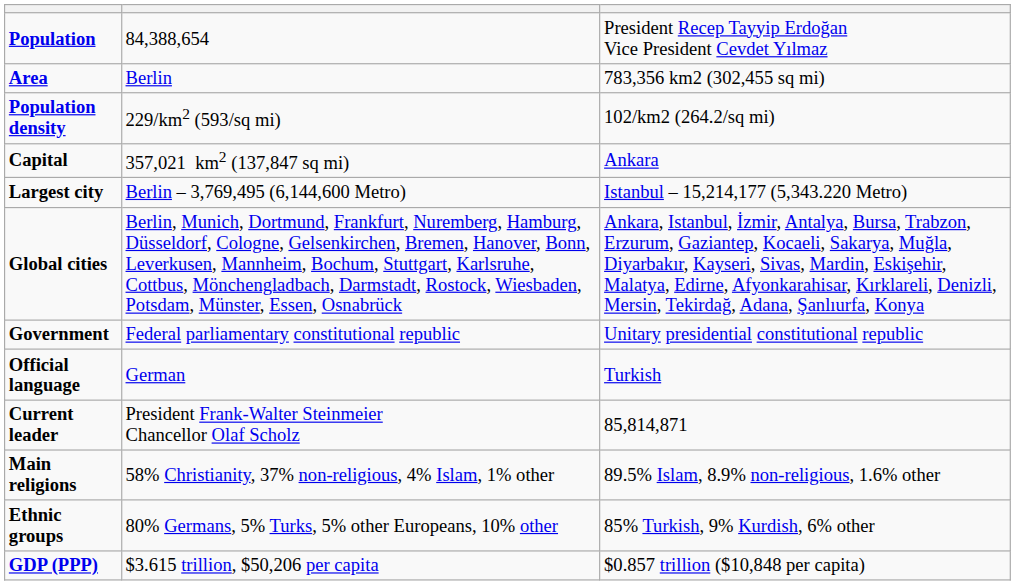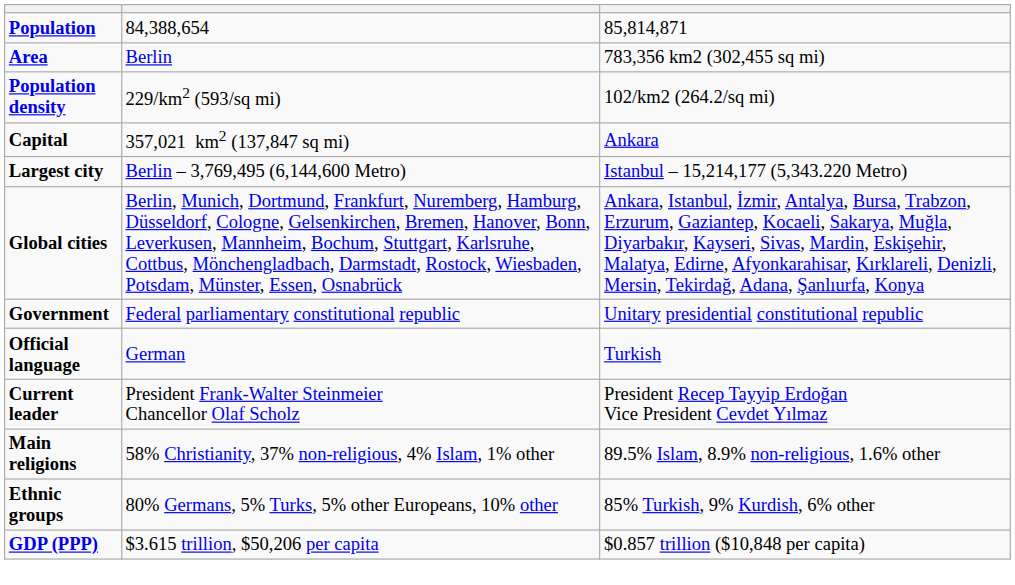(726, 38) President Recep Tayyip Erdoğan Vice President Cevdet Yılmaz -> (646, 27) 85,814,871
(646, 424) 85,814,871 -> (726, 403) President Recep Tayyip Erdoğan Vice President Cevdet Yılmaz
